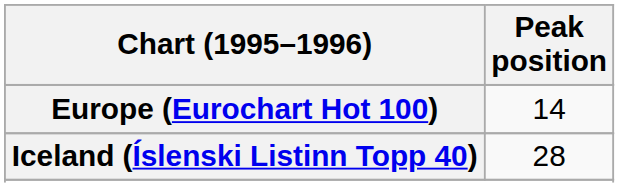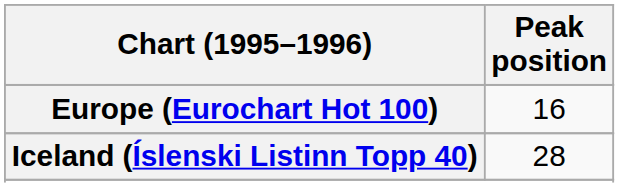(549, 108) 14 -> (549, 108) 16
